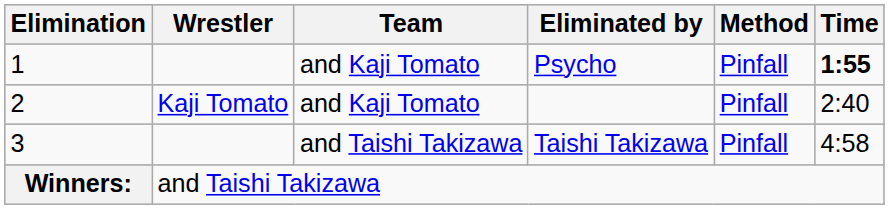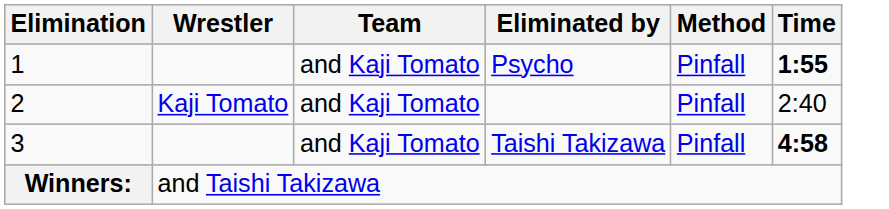(411, 143) and Taishi Takizawa -> (390, 143) and Kaji Tomato
(845, 143) normal -> (803, 143) bold
